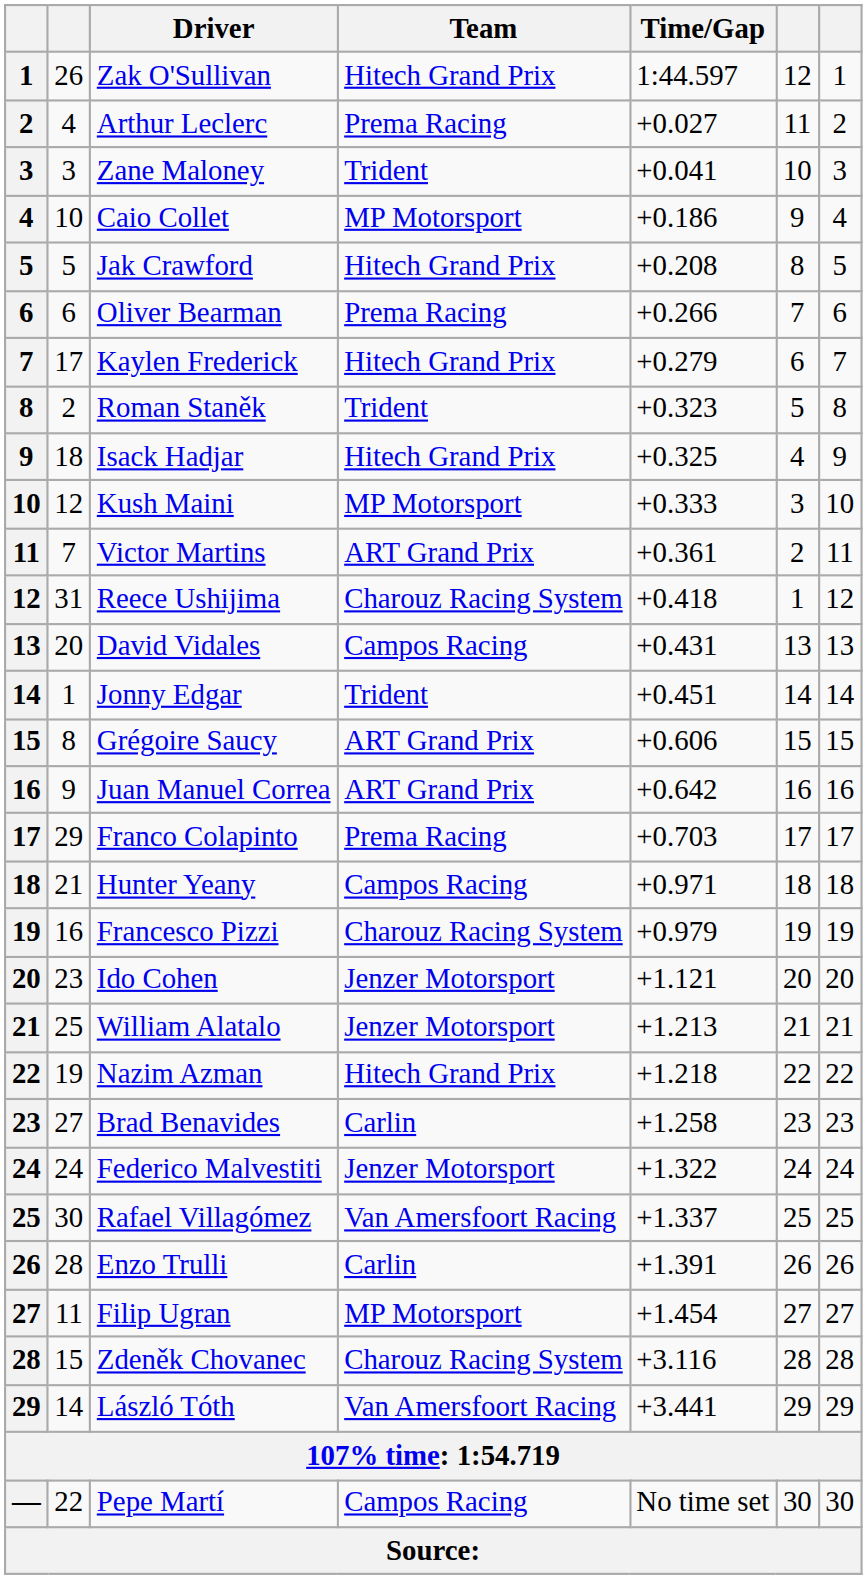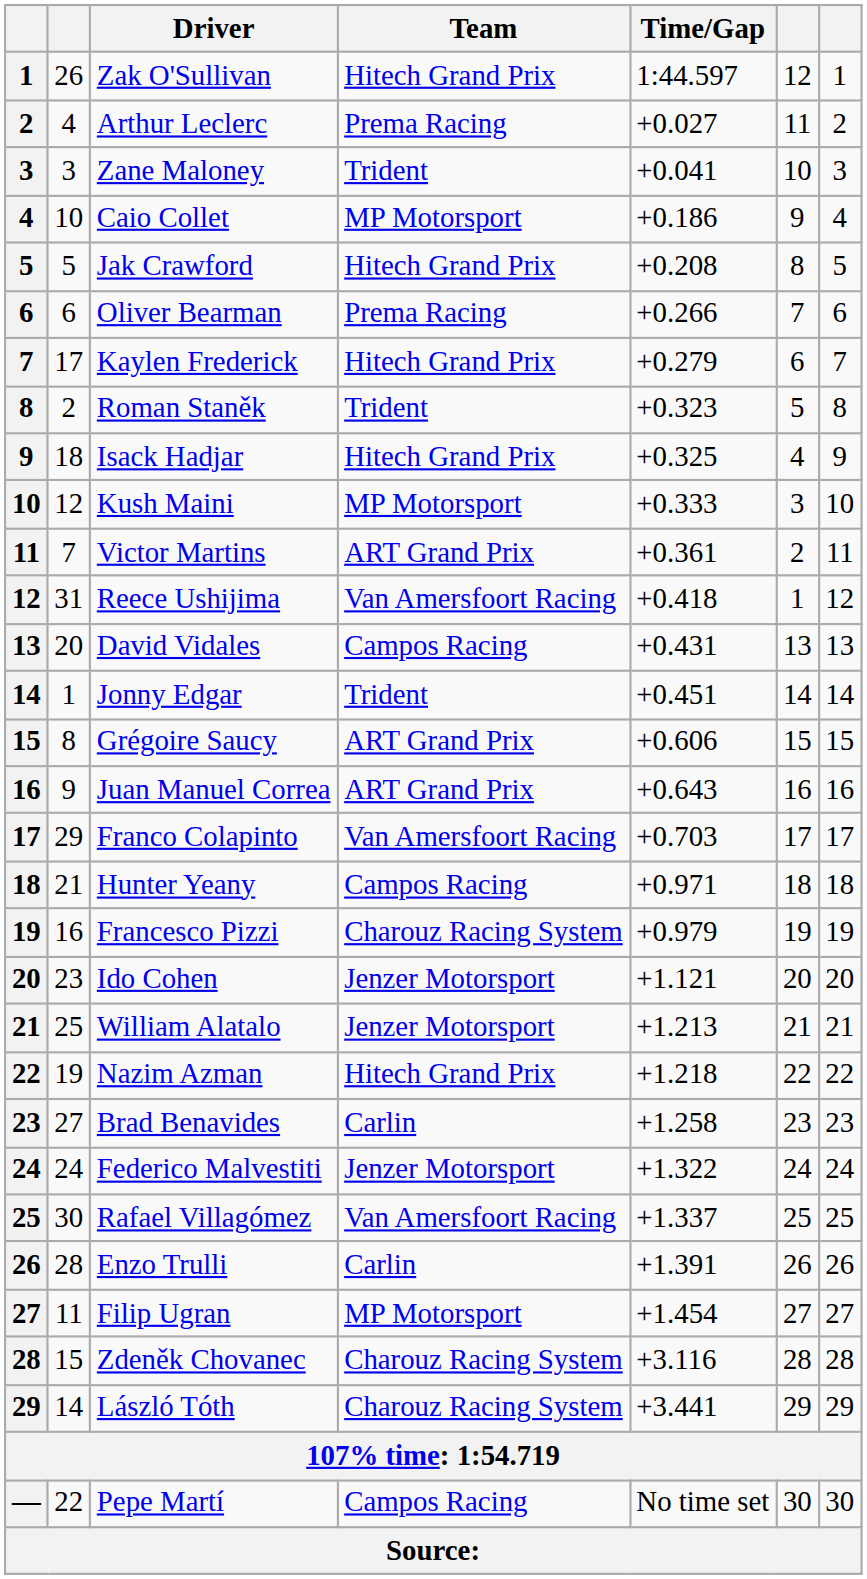(483, 598) Charouz Racing System -> (480, 598) Van Amersfoort Racing
(677, 788) +0.642 -> (677, 788) +0.643
(425, 836) Prema Racing -> (480, 836) Van Amersfoort Racing
(480, 1407) Van Amersfoort Racing -> (483, 1407) Charouz Racing System
